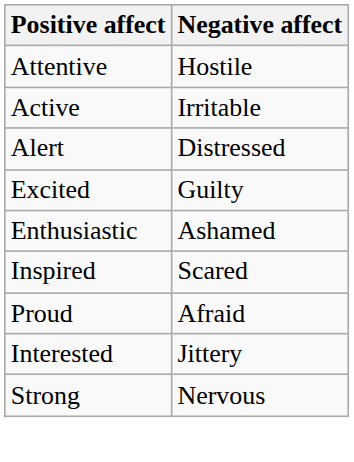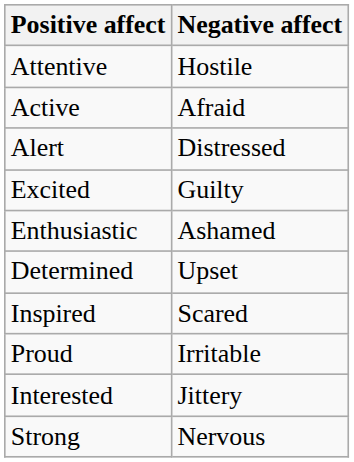(219, 107) Irritable -> (211, 107) Afraid
+ row: (72, 271)
(211, 312) Afraid -> (219, 353) Irritable
